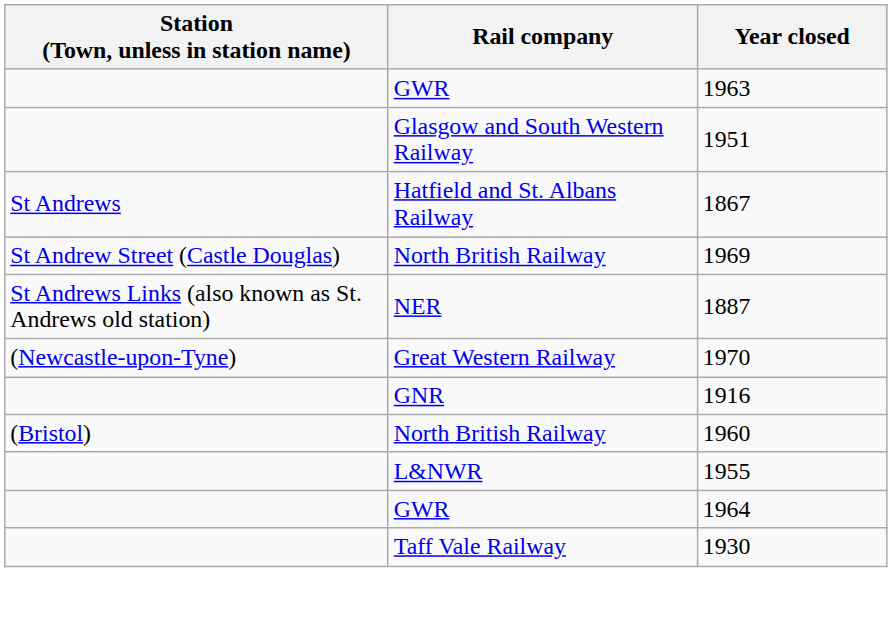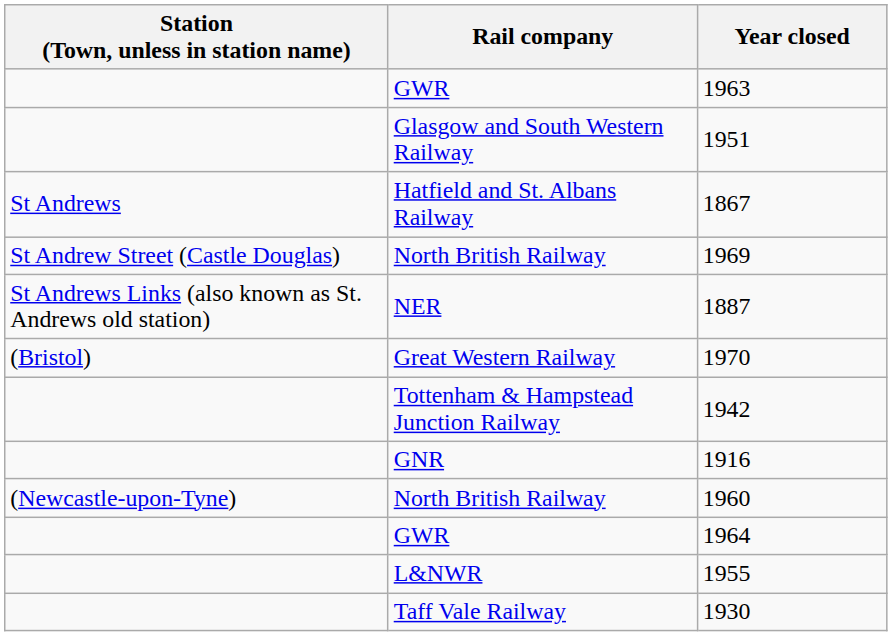(123, 357) (Newcastle-upon-Tyne) -> (51, 357) (Bristol)
+ row: (727, 408)
(51, 433) (Bristol) -> (123, 497) (Newcastle-upon-Tyne)
rows swapped: (727, 470) <-> (727, 508)
